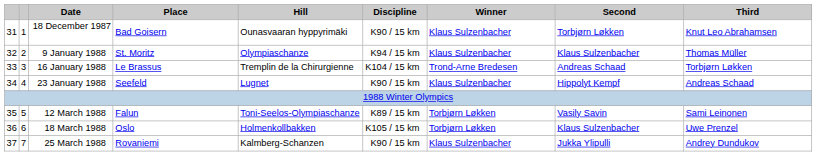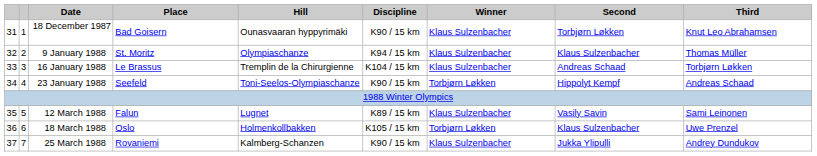(473, 67) Trond-Arne Bredesen -> (470, 67) Klaus Sulzenbacher
(254, 82) Lugnet -> (300, 82) Toni-Seelos-Olympiaschanze
(470, 82) Klaus Sulzenbacher -> (462, 82) Torbjørn Løkken
(300, 112) Toni-Seelos-Olympiaschanze -> (254, 112) Lugnet
(462, 112) Torbjørn Løkken -> (470, 112) Klaus Sulzenbacher
